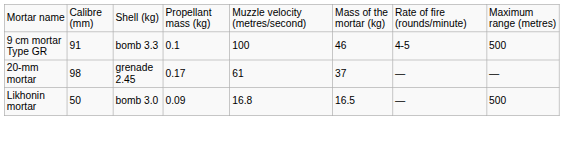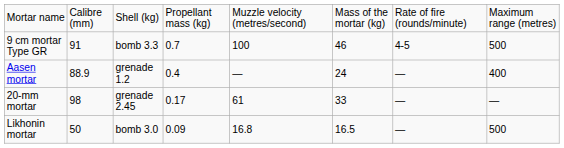(173, 46) 0.1 -> (173, 46) 0.7
+ row: (21, 73)
(341, 73) 37 -> (341, 101) 33
